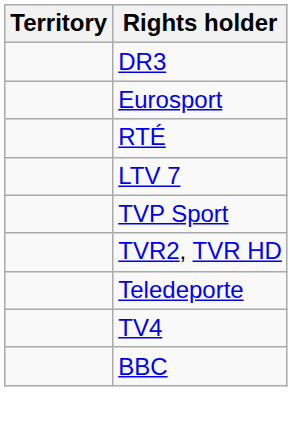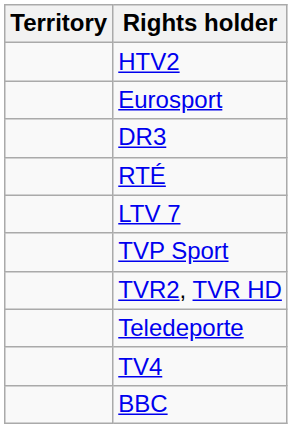+ row: (149, 61)
rows swapped: (142, 61) <-> (170, 99)
